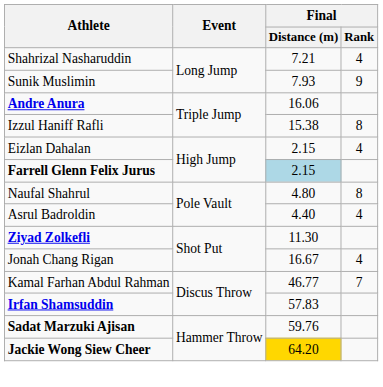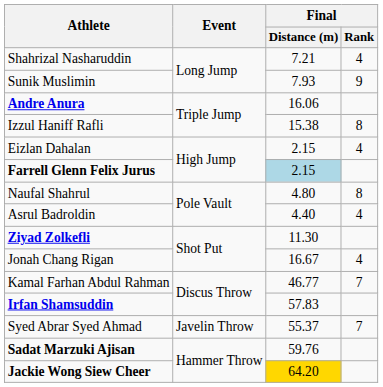+ row: (75, 327)
